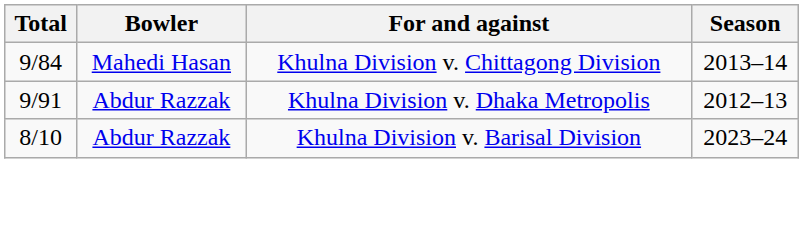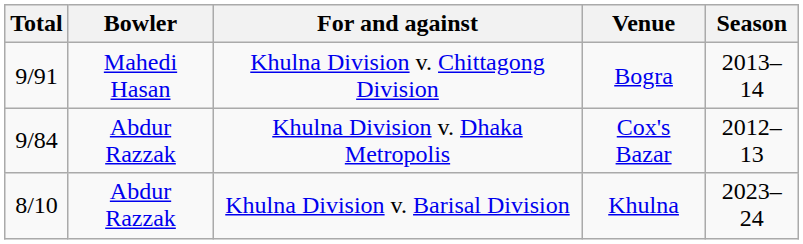+ column: (644, 23)
(41, 61) 9/84 -> (37, 75) 9/91
(41, 99) 9/91 -> (37, 140) 9/84
